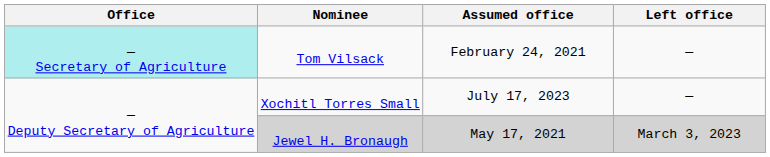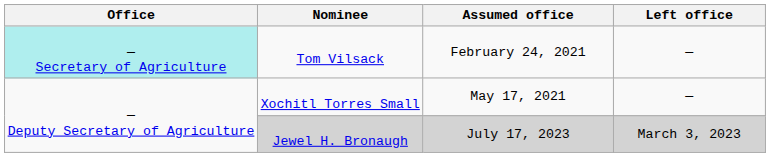(518, 97) July 17, 2023 -> (518, 97) May 17, 2021
(518, 134) May 17, 2021 -> (518, 134) July 17, 2023
